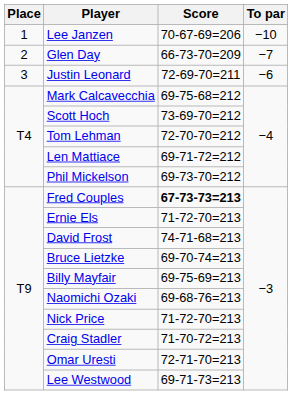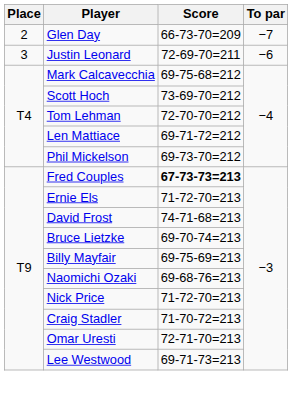- row: (80, 34)
